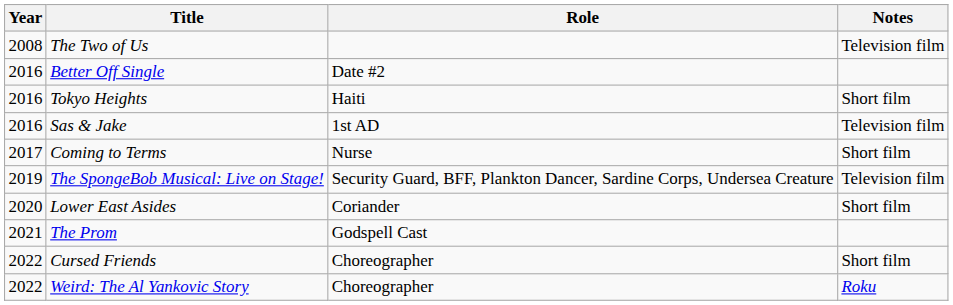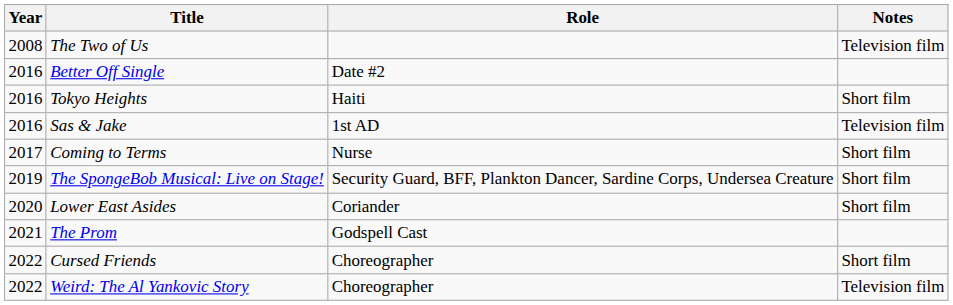(893, 179) Television film -> (876, 179) Short film
(859, 286) Roku -> (893, 286) Television film
